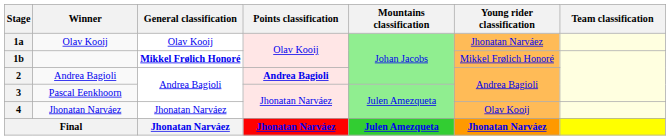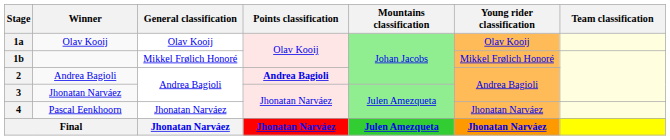(507, 42) Jhonatan Narváez -> (507, 42) Olav Kooij
(190, 59) bold -> (190, 59) normal
(85, 93) Pascal Eenkhoorn -> (85, 93) Jhonatan Narváez
(85, 110) Jhonatan Narváez -> (85, 110) Pascal Eenkhoorn
(507, 110) Olav Kooij -> (507, 110) Jhonatan Narváez
